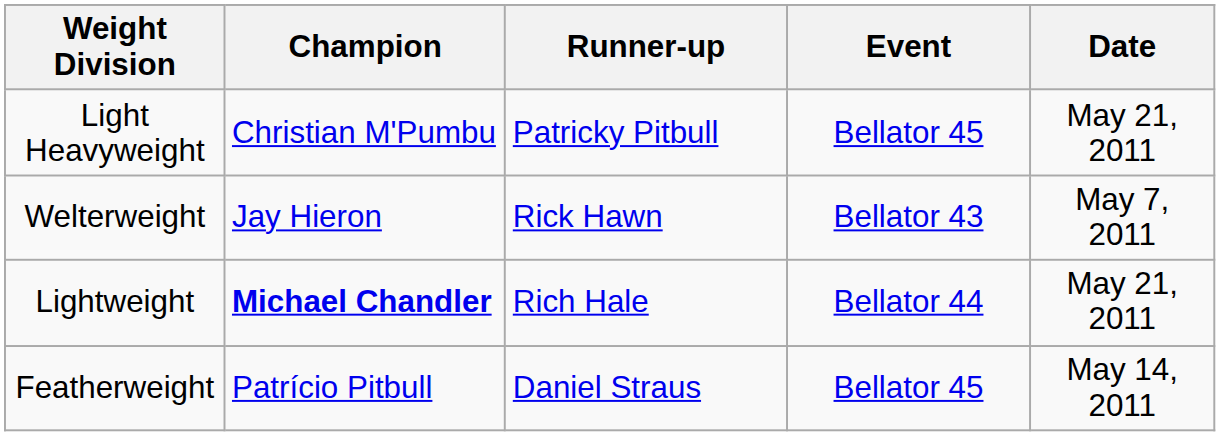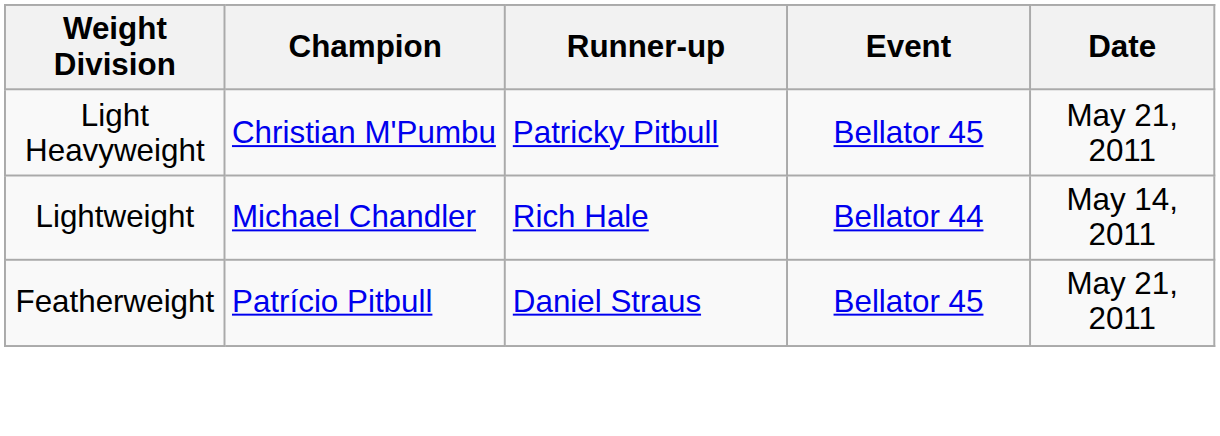- row: (115, 217)
(362, 302) bold -> (354, 217) normal
(1122, 302) May 21, 2011 -> (1122, 217) May 14, 2011
(1122, 387) May 14, 2011 -> (1122, 302) May 21, 2011
